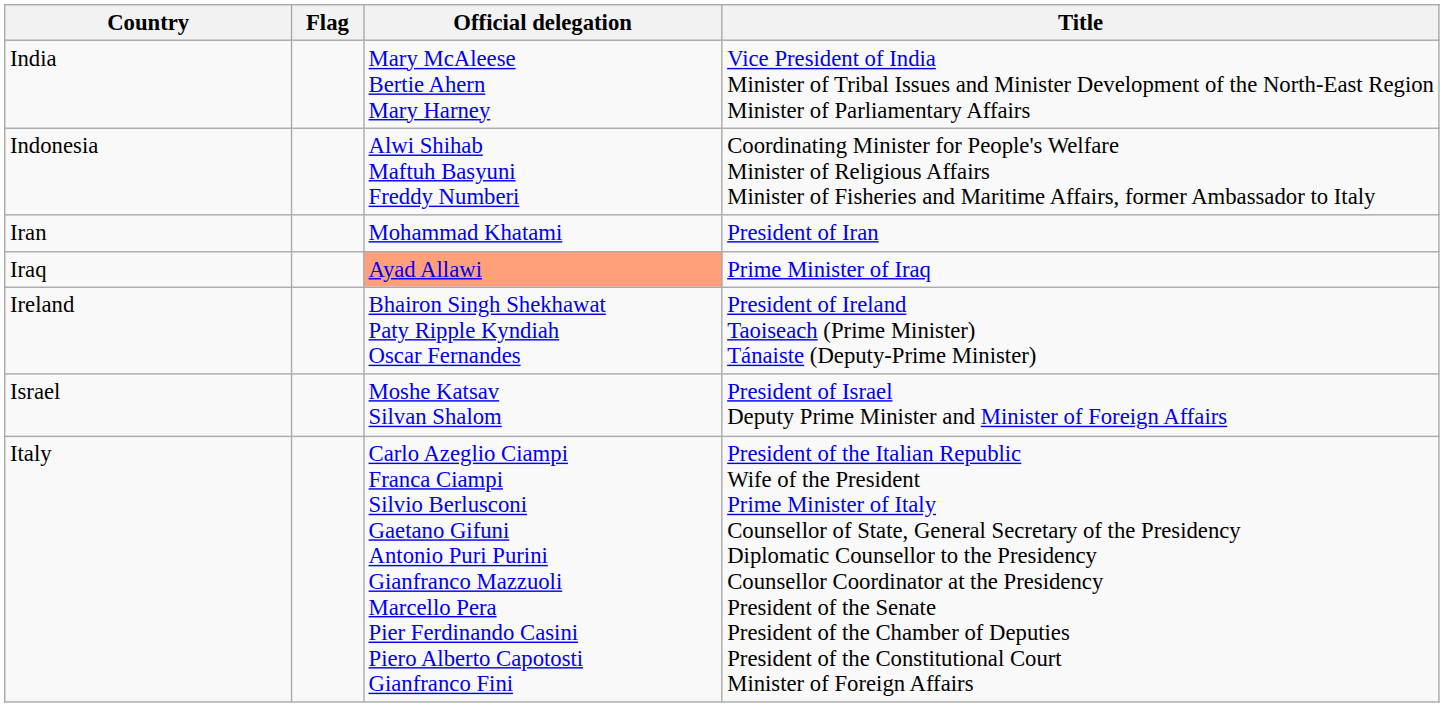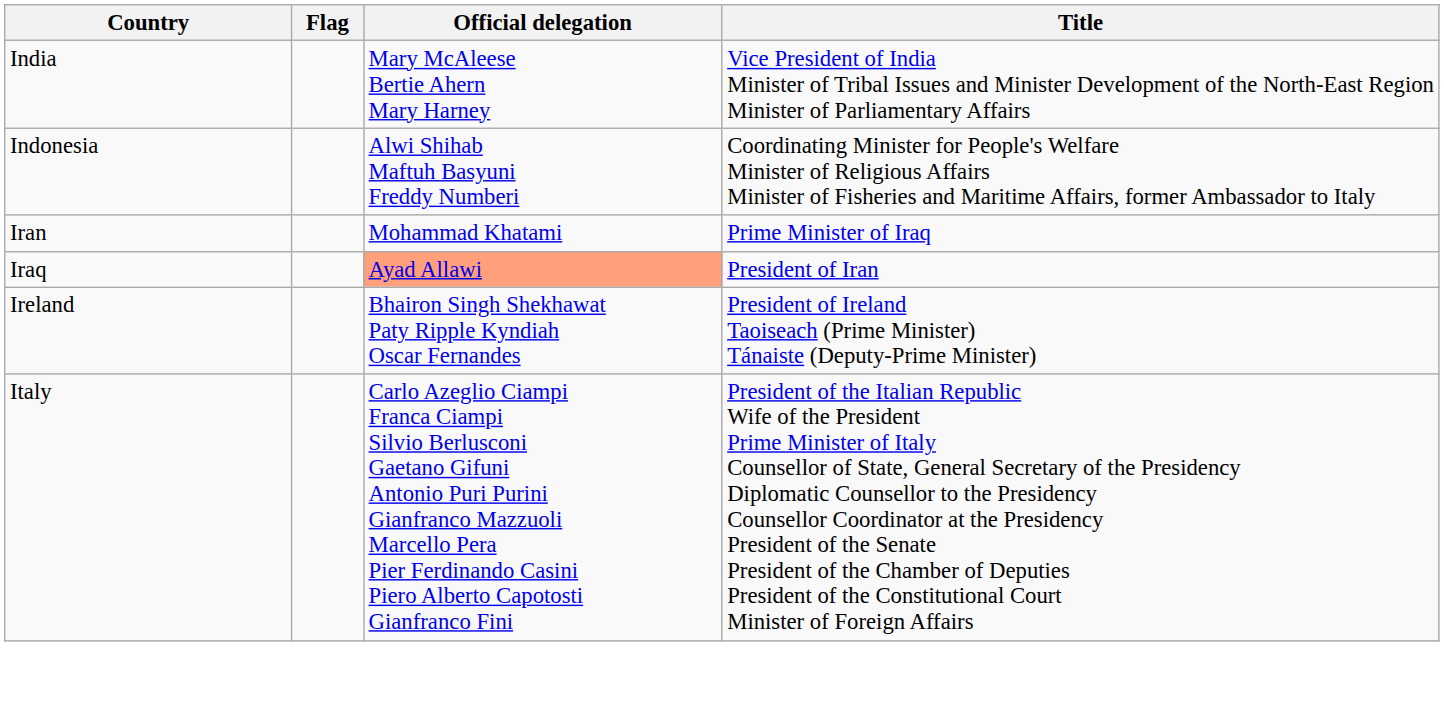(803, 232) President of Iran -> (829, 232) Prime Minister of Iraq
(829, 268) Prime Minister of Iraq -> (803, 268) President of Iran
- row: (35, 392)
